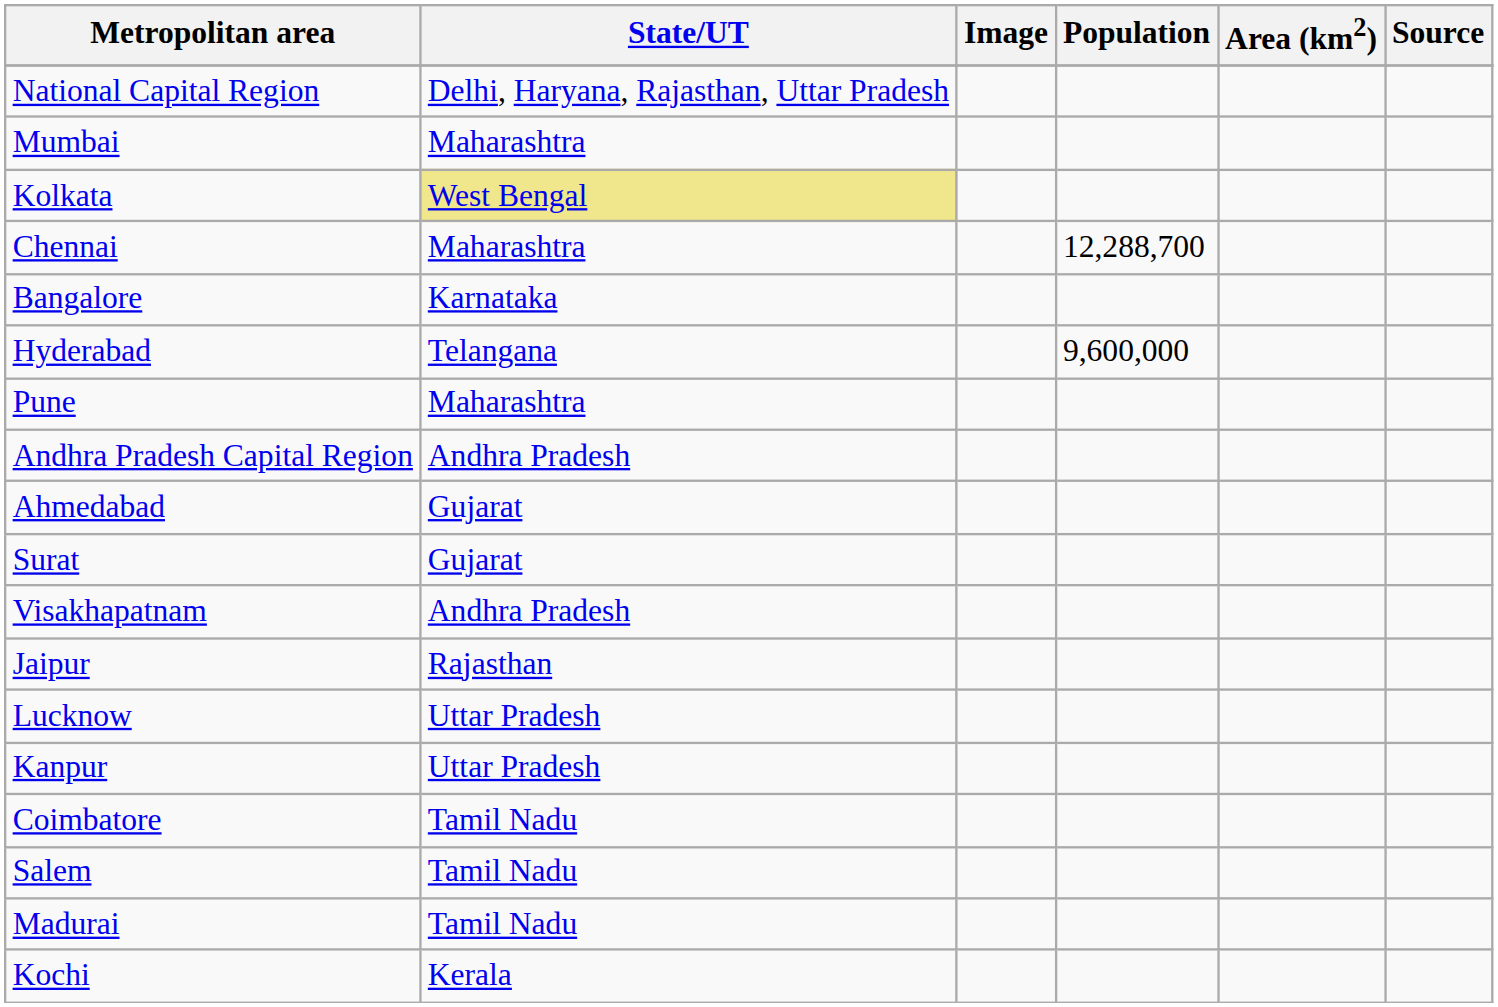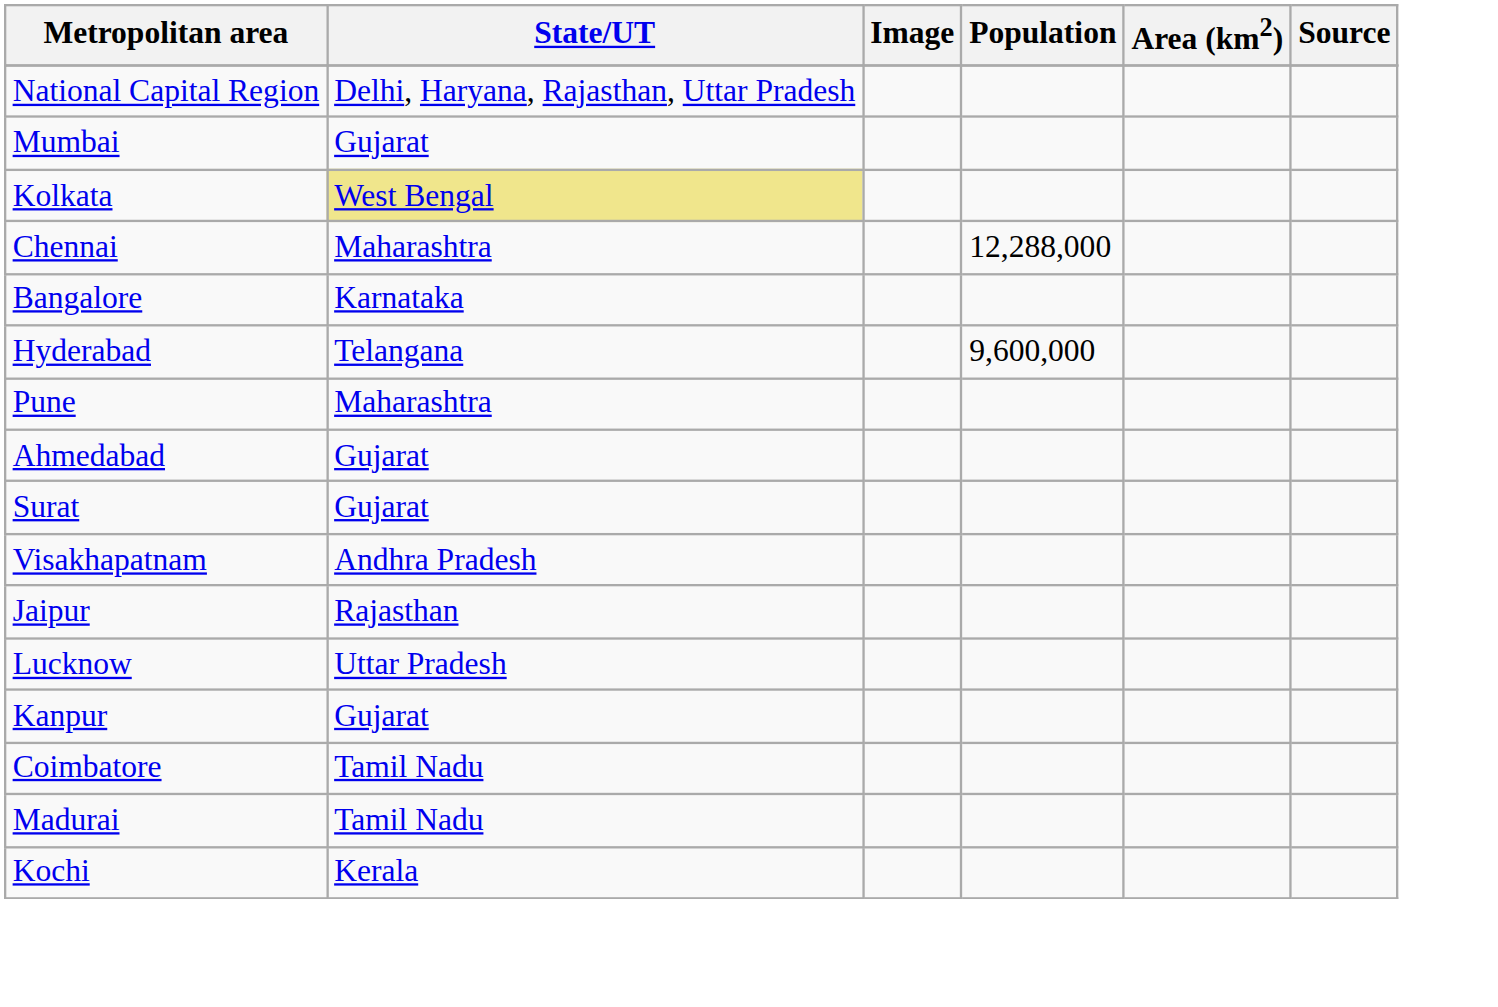(507, 142) Maharashtra -> (381, 142) Gujarat
(1134, 246) 12,288,700 -> (1040, 246) 12,288,000
- row: (213, 454)
(514, 767) Uttar Pradesh -> (381, 715) Gujarat
- row: (52, 871)
